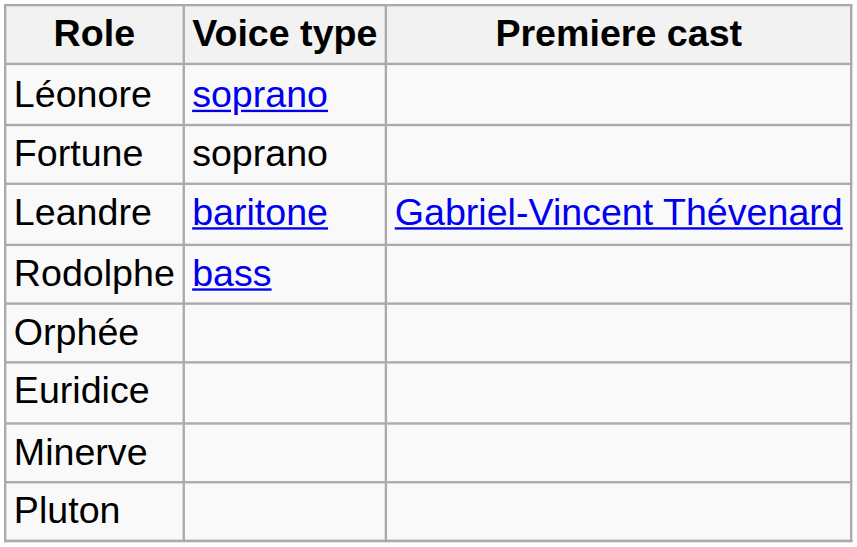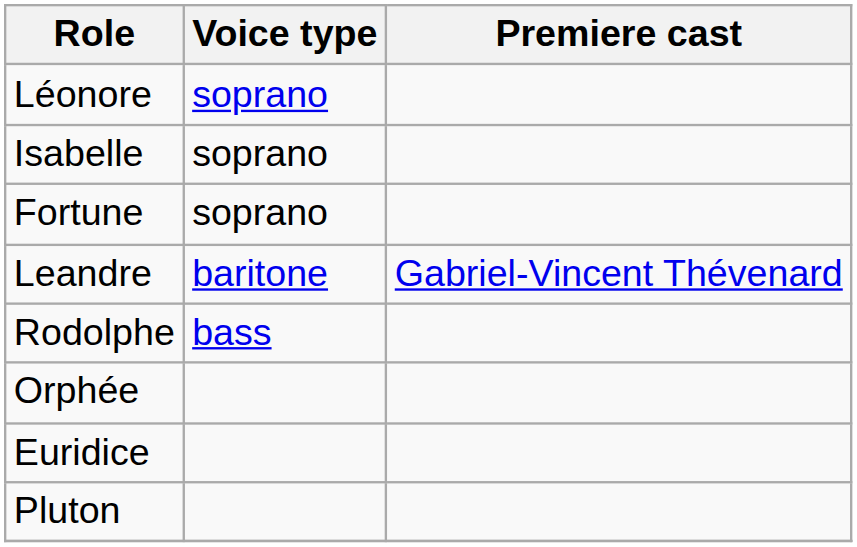+ row: (79, 153)
- row: (81, 451)
